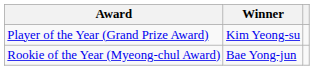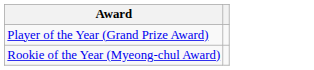- column: (263, 14)
